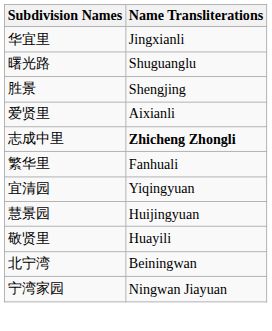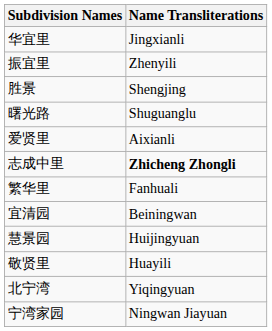+ row: (29, 63)
rows swapped: (22, 88) <-> (29, 63)
(162, 189) Yiqingyuan -> (163, 214) Beiningwan
(163, 264) Beiningwan -> (162, 289) Yiqingyuan
